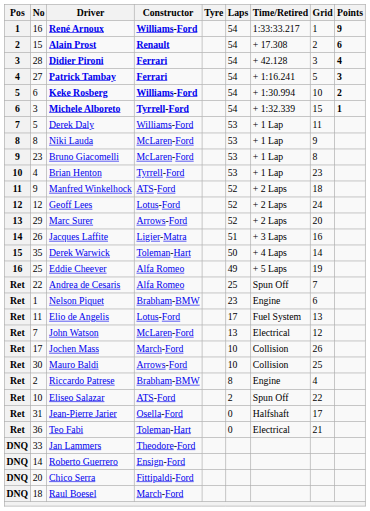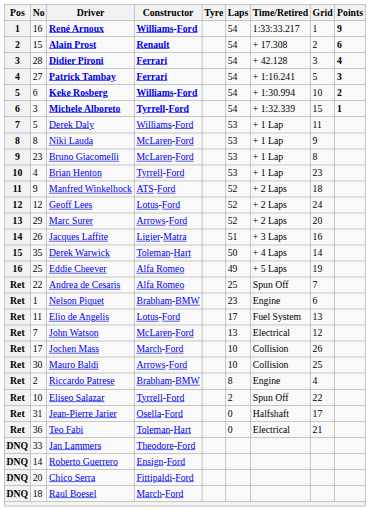(156, 397) ATS-Ford -> (160, 397) Tyrrell-Ford
